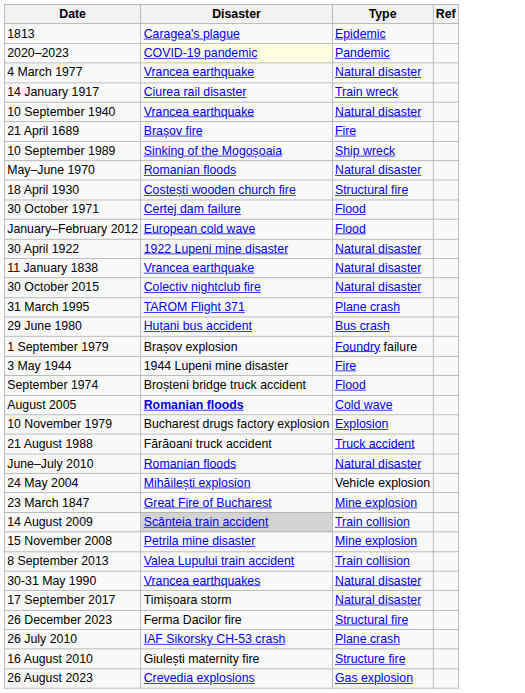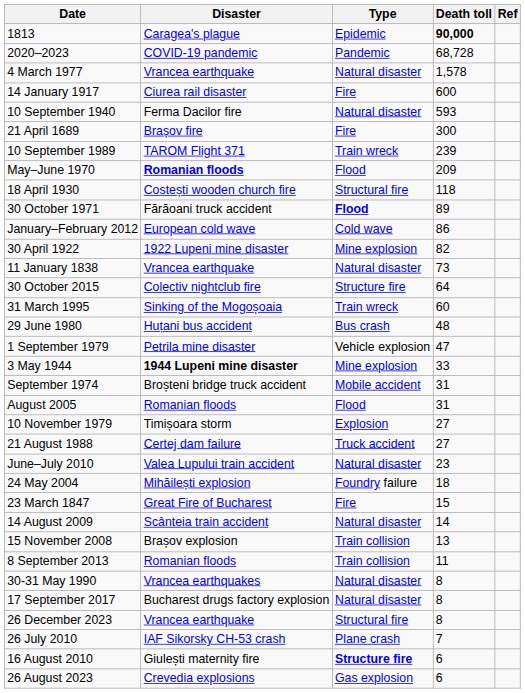+ column: (464, 14)
(201, 53) lightyellow background -> (201, 53) no background
(367, 92) Train wreck -> (346, 92) Fire
(199, 111) Vrancea earthquake -> (193, 111) Ferma Dacilor fire
(213, 151) Sinking of the Mogoșoaia -> (194, 151) TAROM Flight 371
(365, 151) Ship wreck -> (367, 151) Train wreck
(190, 170) normal -> (194, 170) bold
(378, 170) Natural disaster -> (350, 170) Flood
(192, 209) Certej dam failure -> (208, 209) Fărăoani truck accident
(350, 209) normal -> (352, 209) bold
(350, 229) Flood -> (364, 229) Cold wave
(378, 248) Natural disaster -> (376, 248) Mine explosion
(378, 287) Natural disaster -> (370, 287) Structure fire
(194, 307) TAROM Flight 371 -> (213, 307) Sinking of the Mogoșoaia
(368, 307) Plane crash -> (367, 307) Train wreck
(191, 346) Brașov explosion -> (200, 346) Petrila mine disaster
(376, 346) Foundry failure -> (383, 346) Vehicle explosion
(216, 365) normal -> (221, 365) bold
(346, 365) Fire -> (376, 365) Mine explosion
(350, 385) Flood -> (378, 385) Mobile accident
(194, 405) bold -> (190, 405) normal
(364, 405) Cold wave -> (350, 405) Flood
(237, 424) Bucharest drugs factory explosion -> (188, 424) Timișoara storm
(208, 444) Fărăoani truck accident -> (192, 444) Certej dam failure
(190, 463) Romanian floods -> (219, 463) Valea Lupului train accident
(383, 483) Vehicle explosion -> (376, 483) Foundry failure
(376, 502) Mine explosion -> (346, 502) Fire
(206, 522) lightgrey background -> (206, 522) no background
(372, 522) Train collision -> (378, 522) Natural disaster
(200, 541) Petrila mine disaster -> (191, 541) Brașov explosion
(376, 541) Mine explosion -> (372, 541) Train collision
(219, 561) Valea Lupului train accident -> (190, 561) Romanian floods
(188, 600) Timișoara storm -> (237, 600) Bucharest drugs factory explosion
(193, 619) Ferma Dacilor fire -> (199, 619) Vrancea earthquake
(370, 659) normal -> (374, 659) bold
